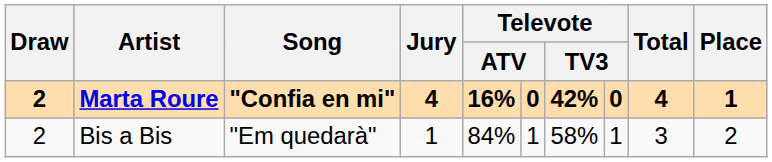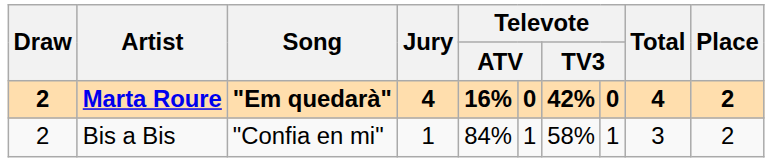(312, 99) "Confia en mi" -> (312, 99) "Em quedarà"
(731, 99) 1 -> (728, 99) 2
(303, 136) "Em quedarà" -> (308, 136) "Confia en mi"
